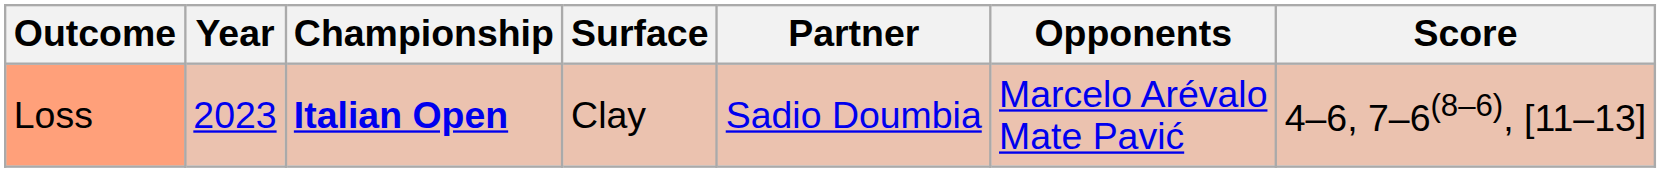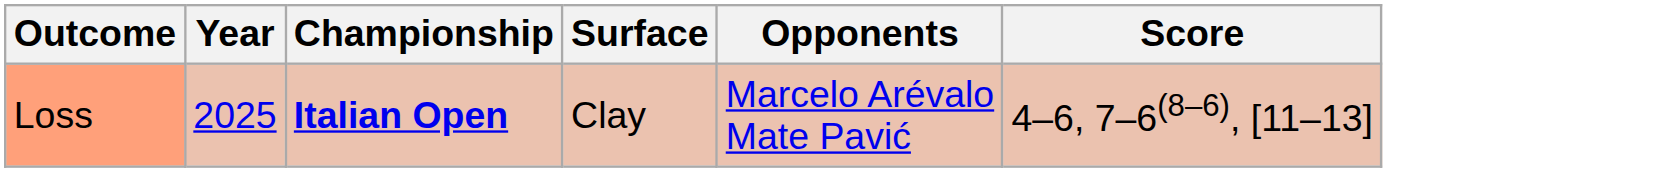- column: (854, 34)
(235, 114) 2023 -> (235, 114) 2025
